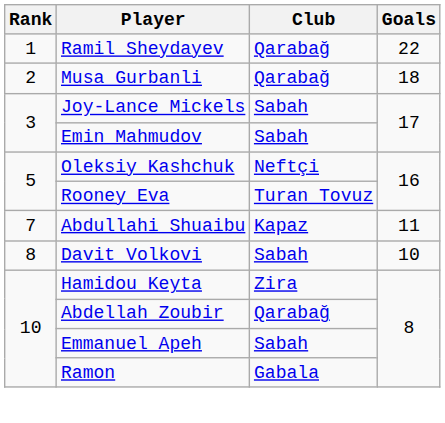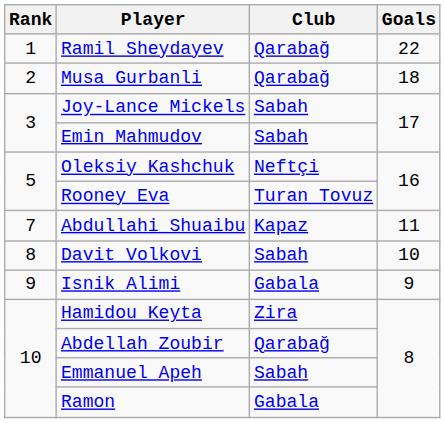+ row: (121, 284)
